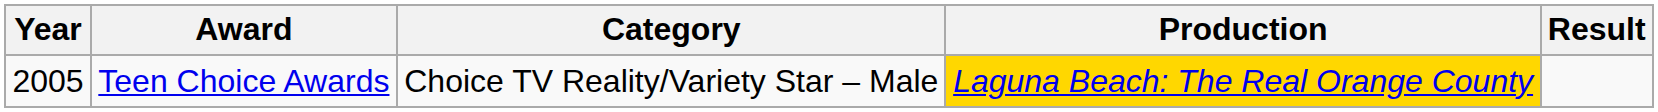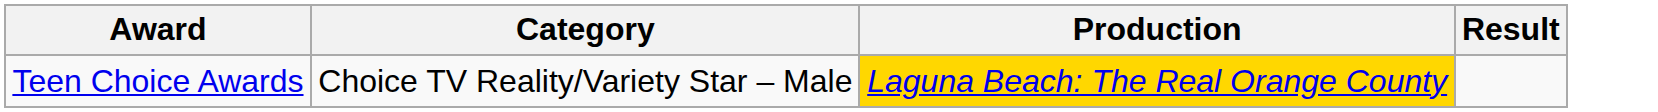- column: (48, 29)
